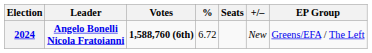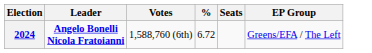- column: (258, 12)
(161, 34) bold -> (161, 34) normal
